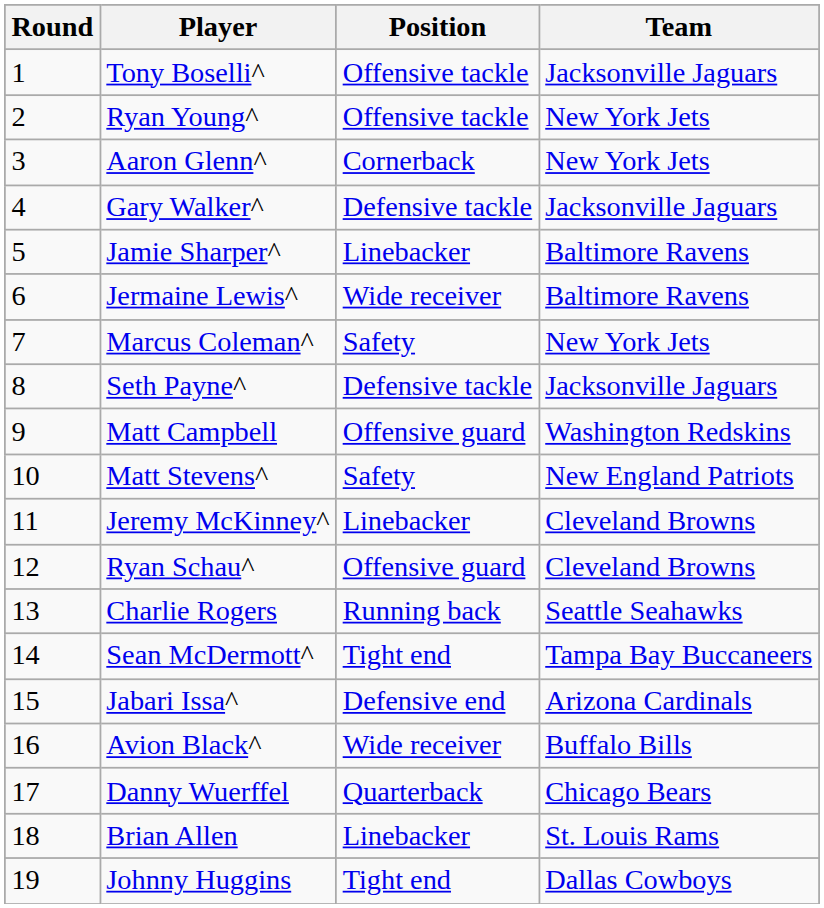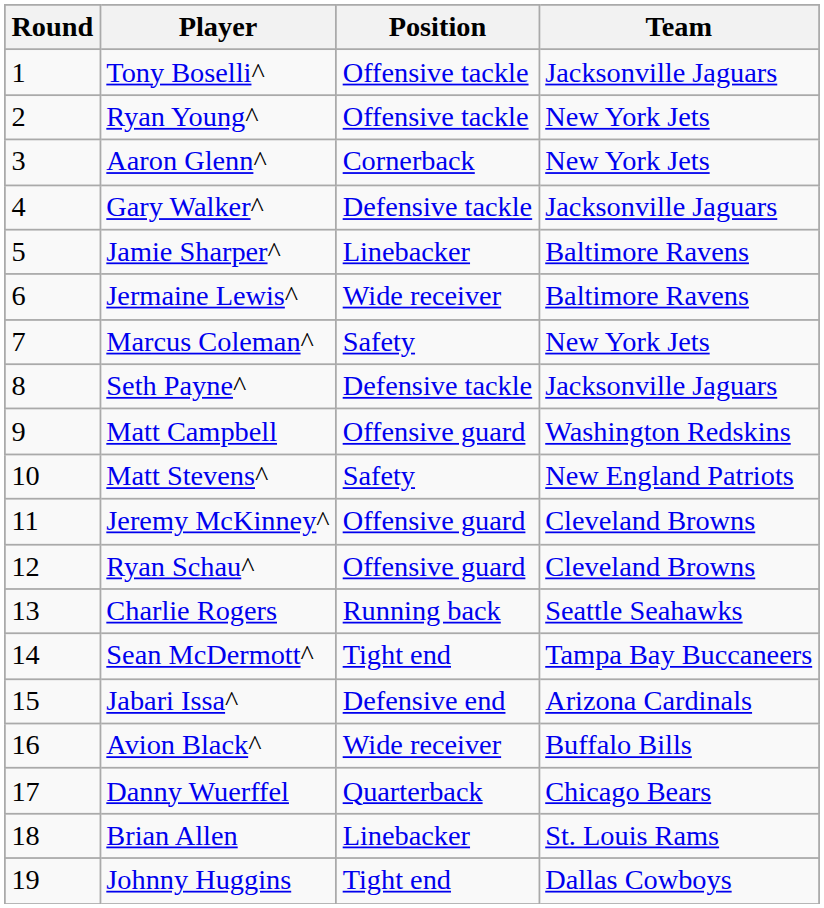(406, 521) Linebacker -> (434, 521) Offensive guard
